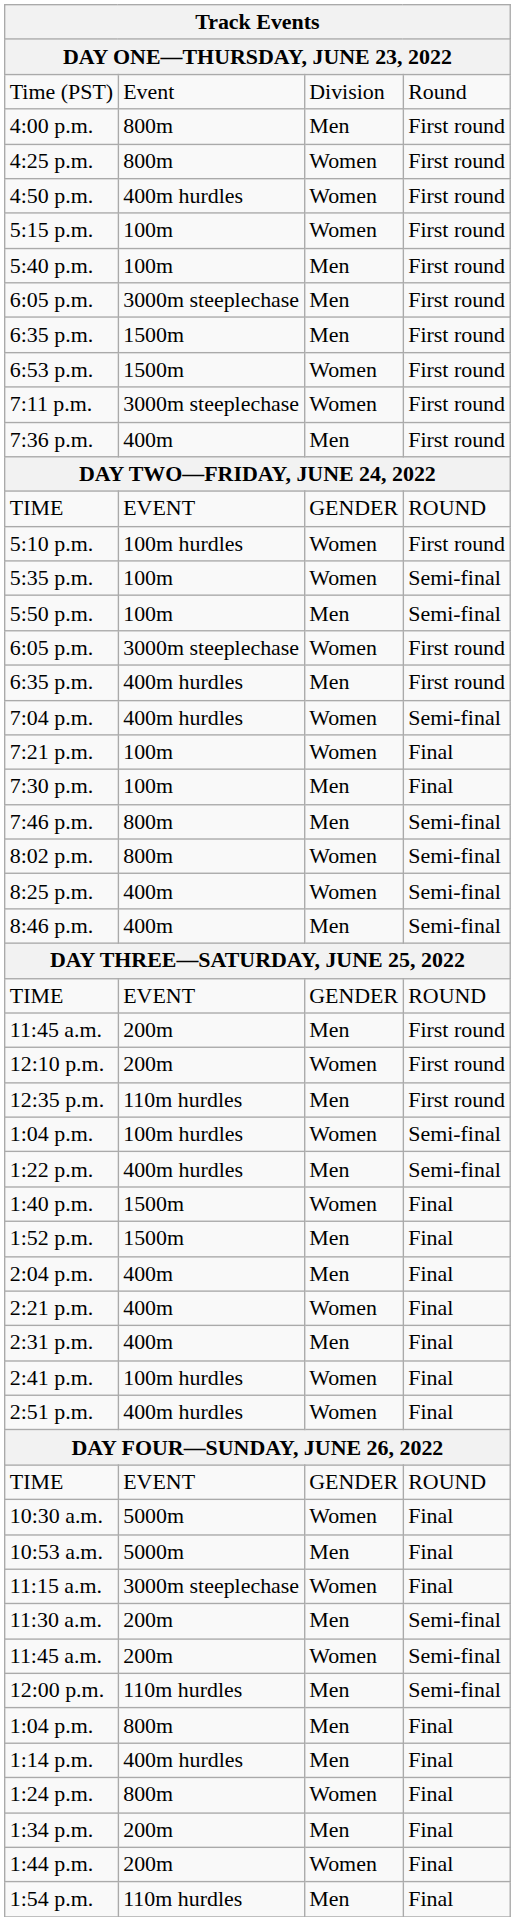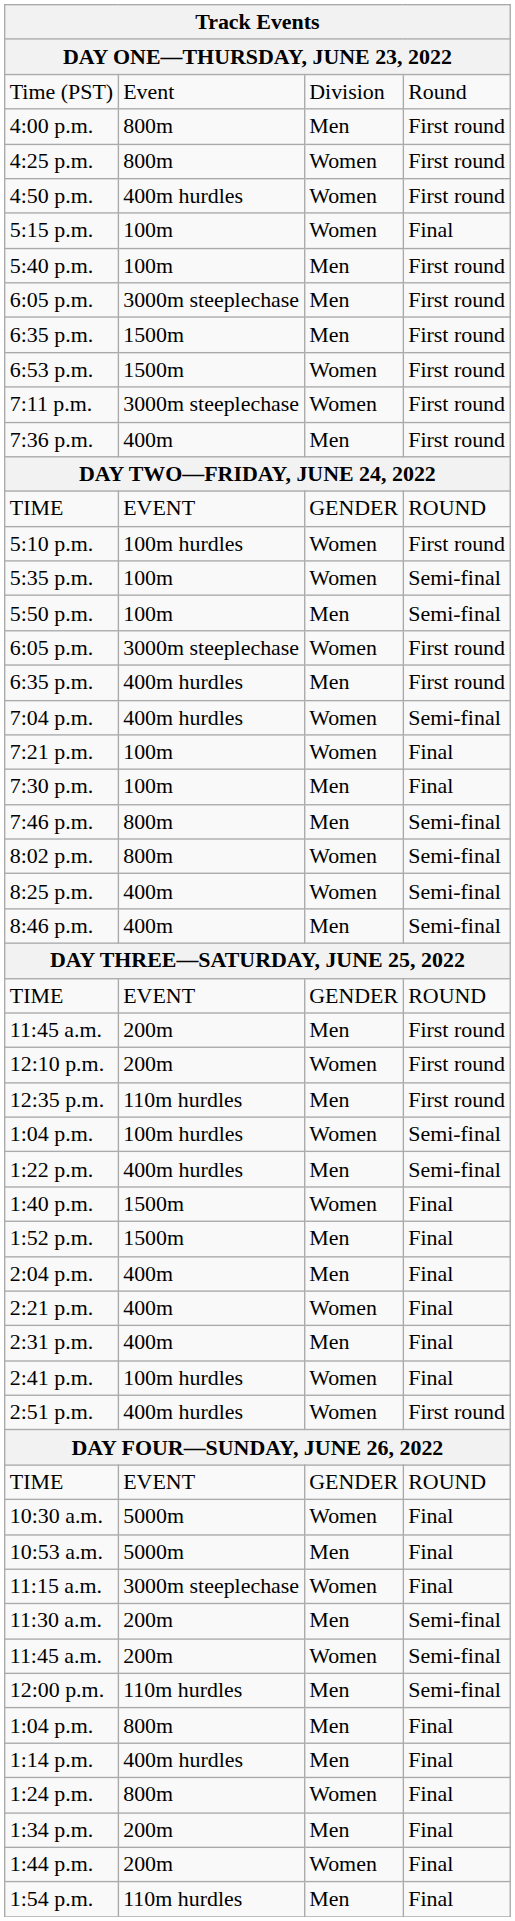(457, 230) First round -> (431, 230) Final
(431, 1412) Final -> (457, 1412) First round
